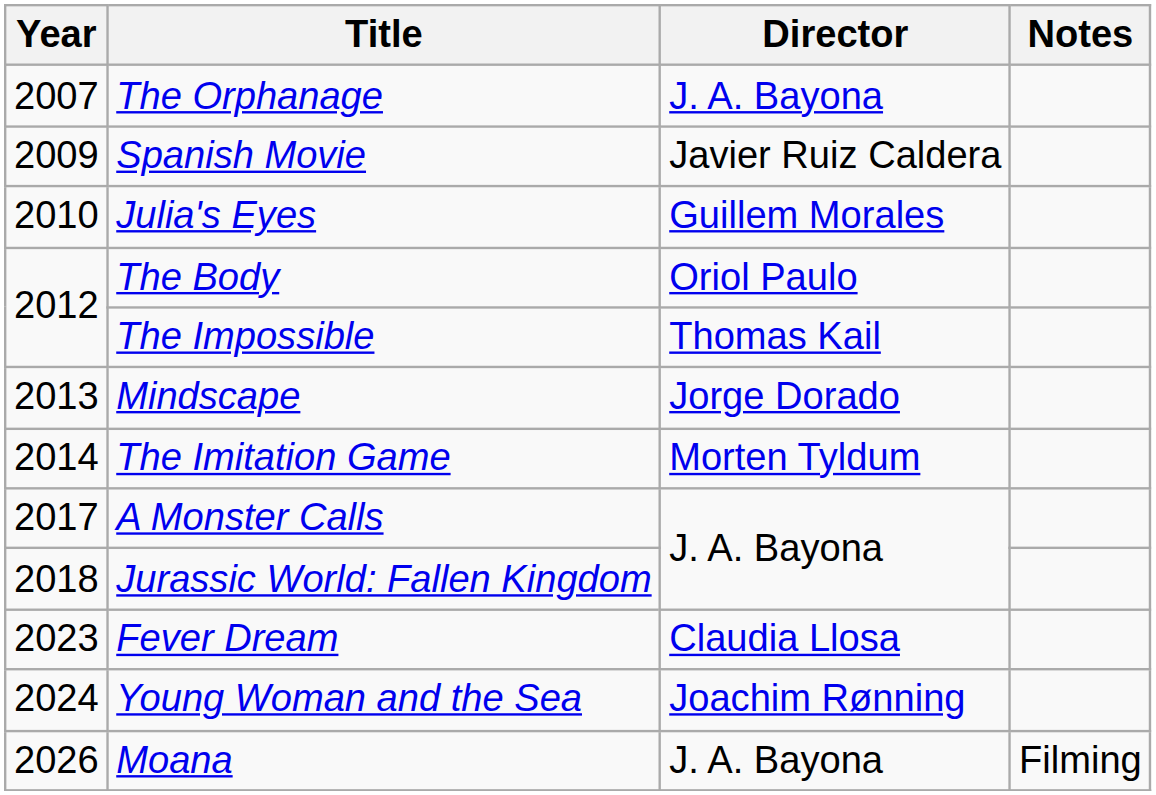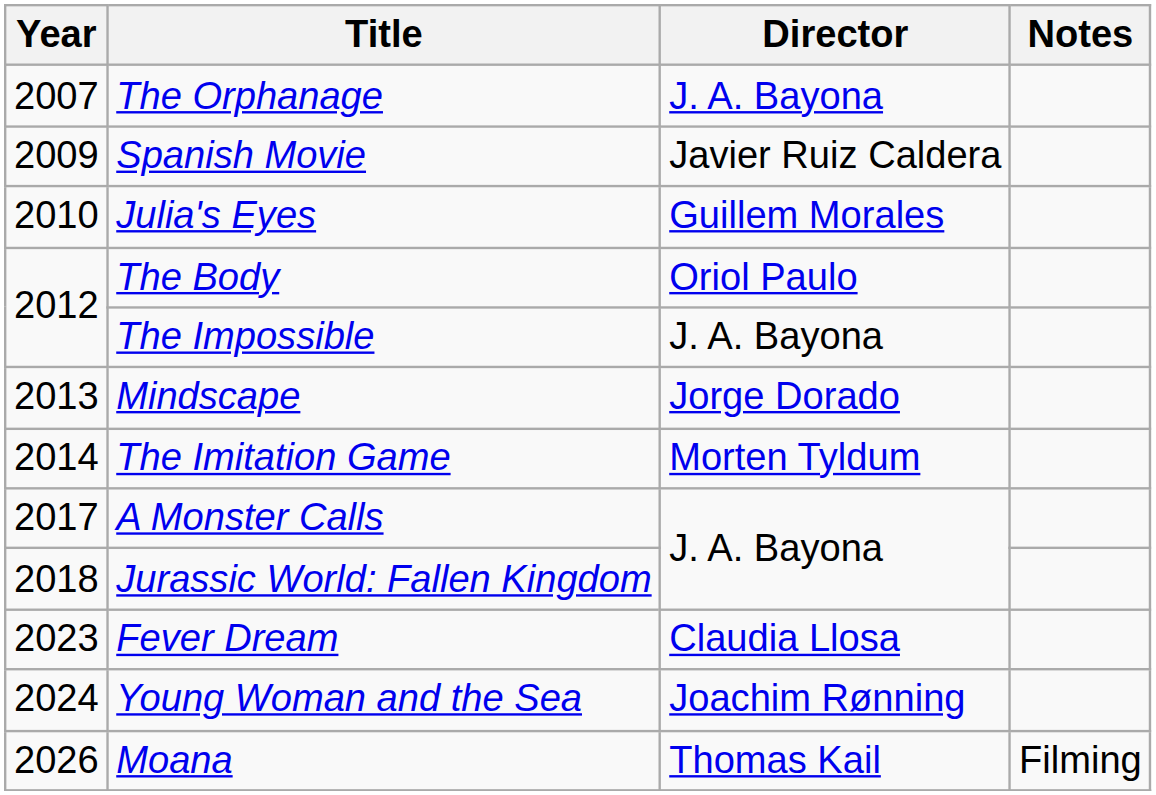(775, 336) Thomas Kail -> (776, 336) J. A. Bayona
(776, 759) J. A. Bayona -> (775, 759) Thomas Kail
